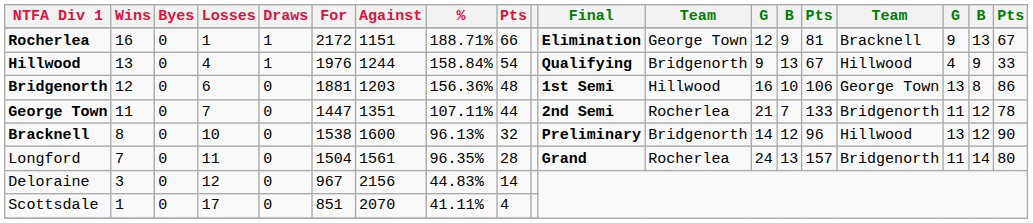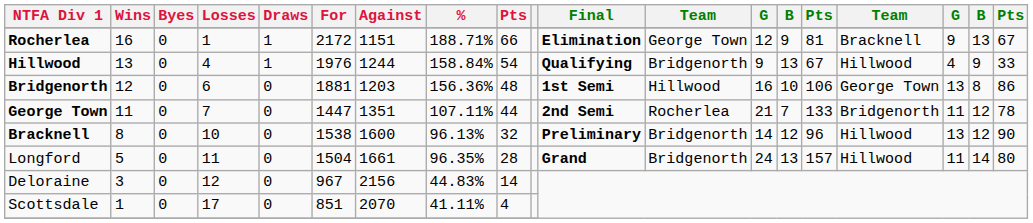(119, 159) 7 -> (119, 159) 5
(377, 159) 1561 -> (377, 159) 1661
(689, 159) Rocherlea -> (698, 159) Bridgenorth
(890, 159) Bridgenorth -> (876, 159) Hillwood
